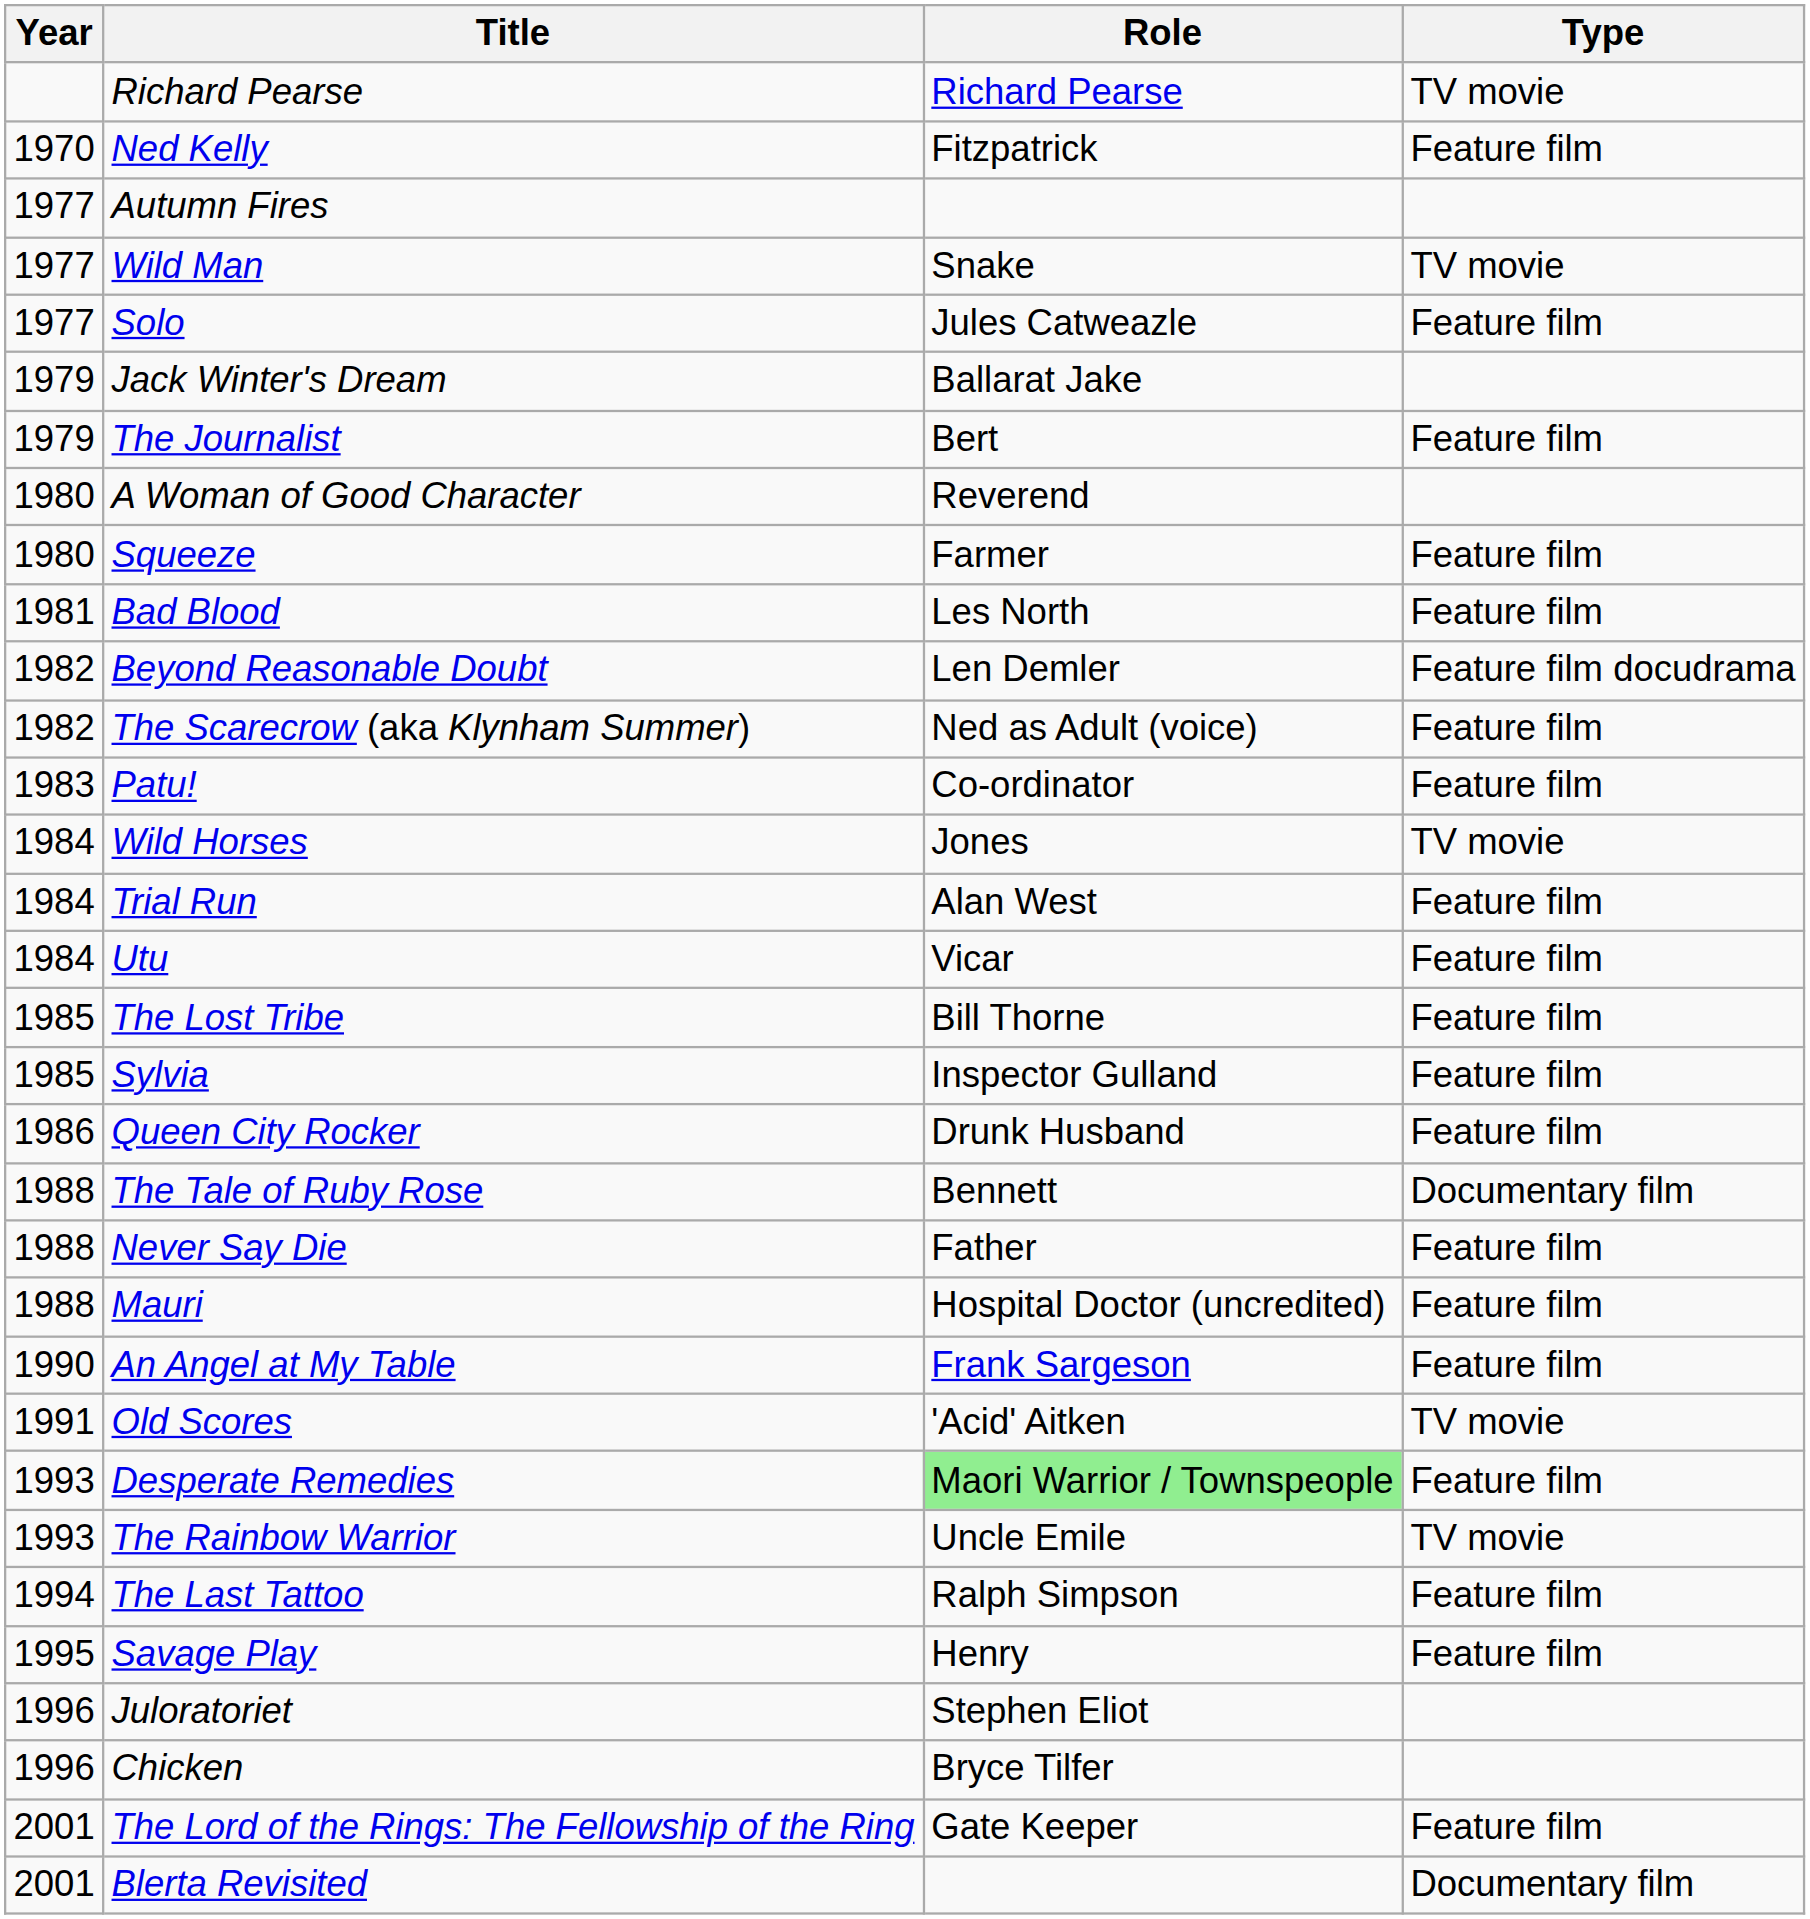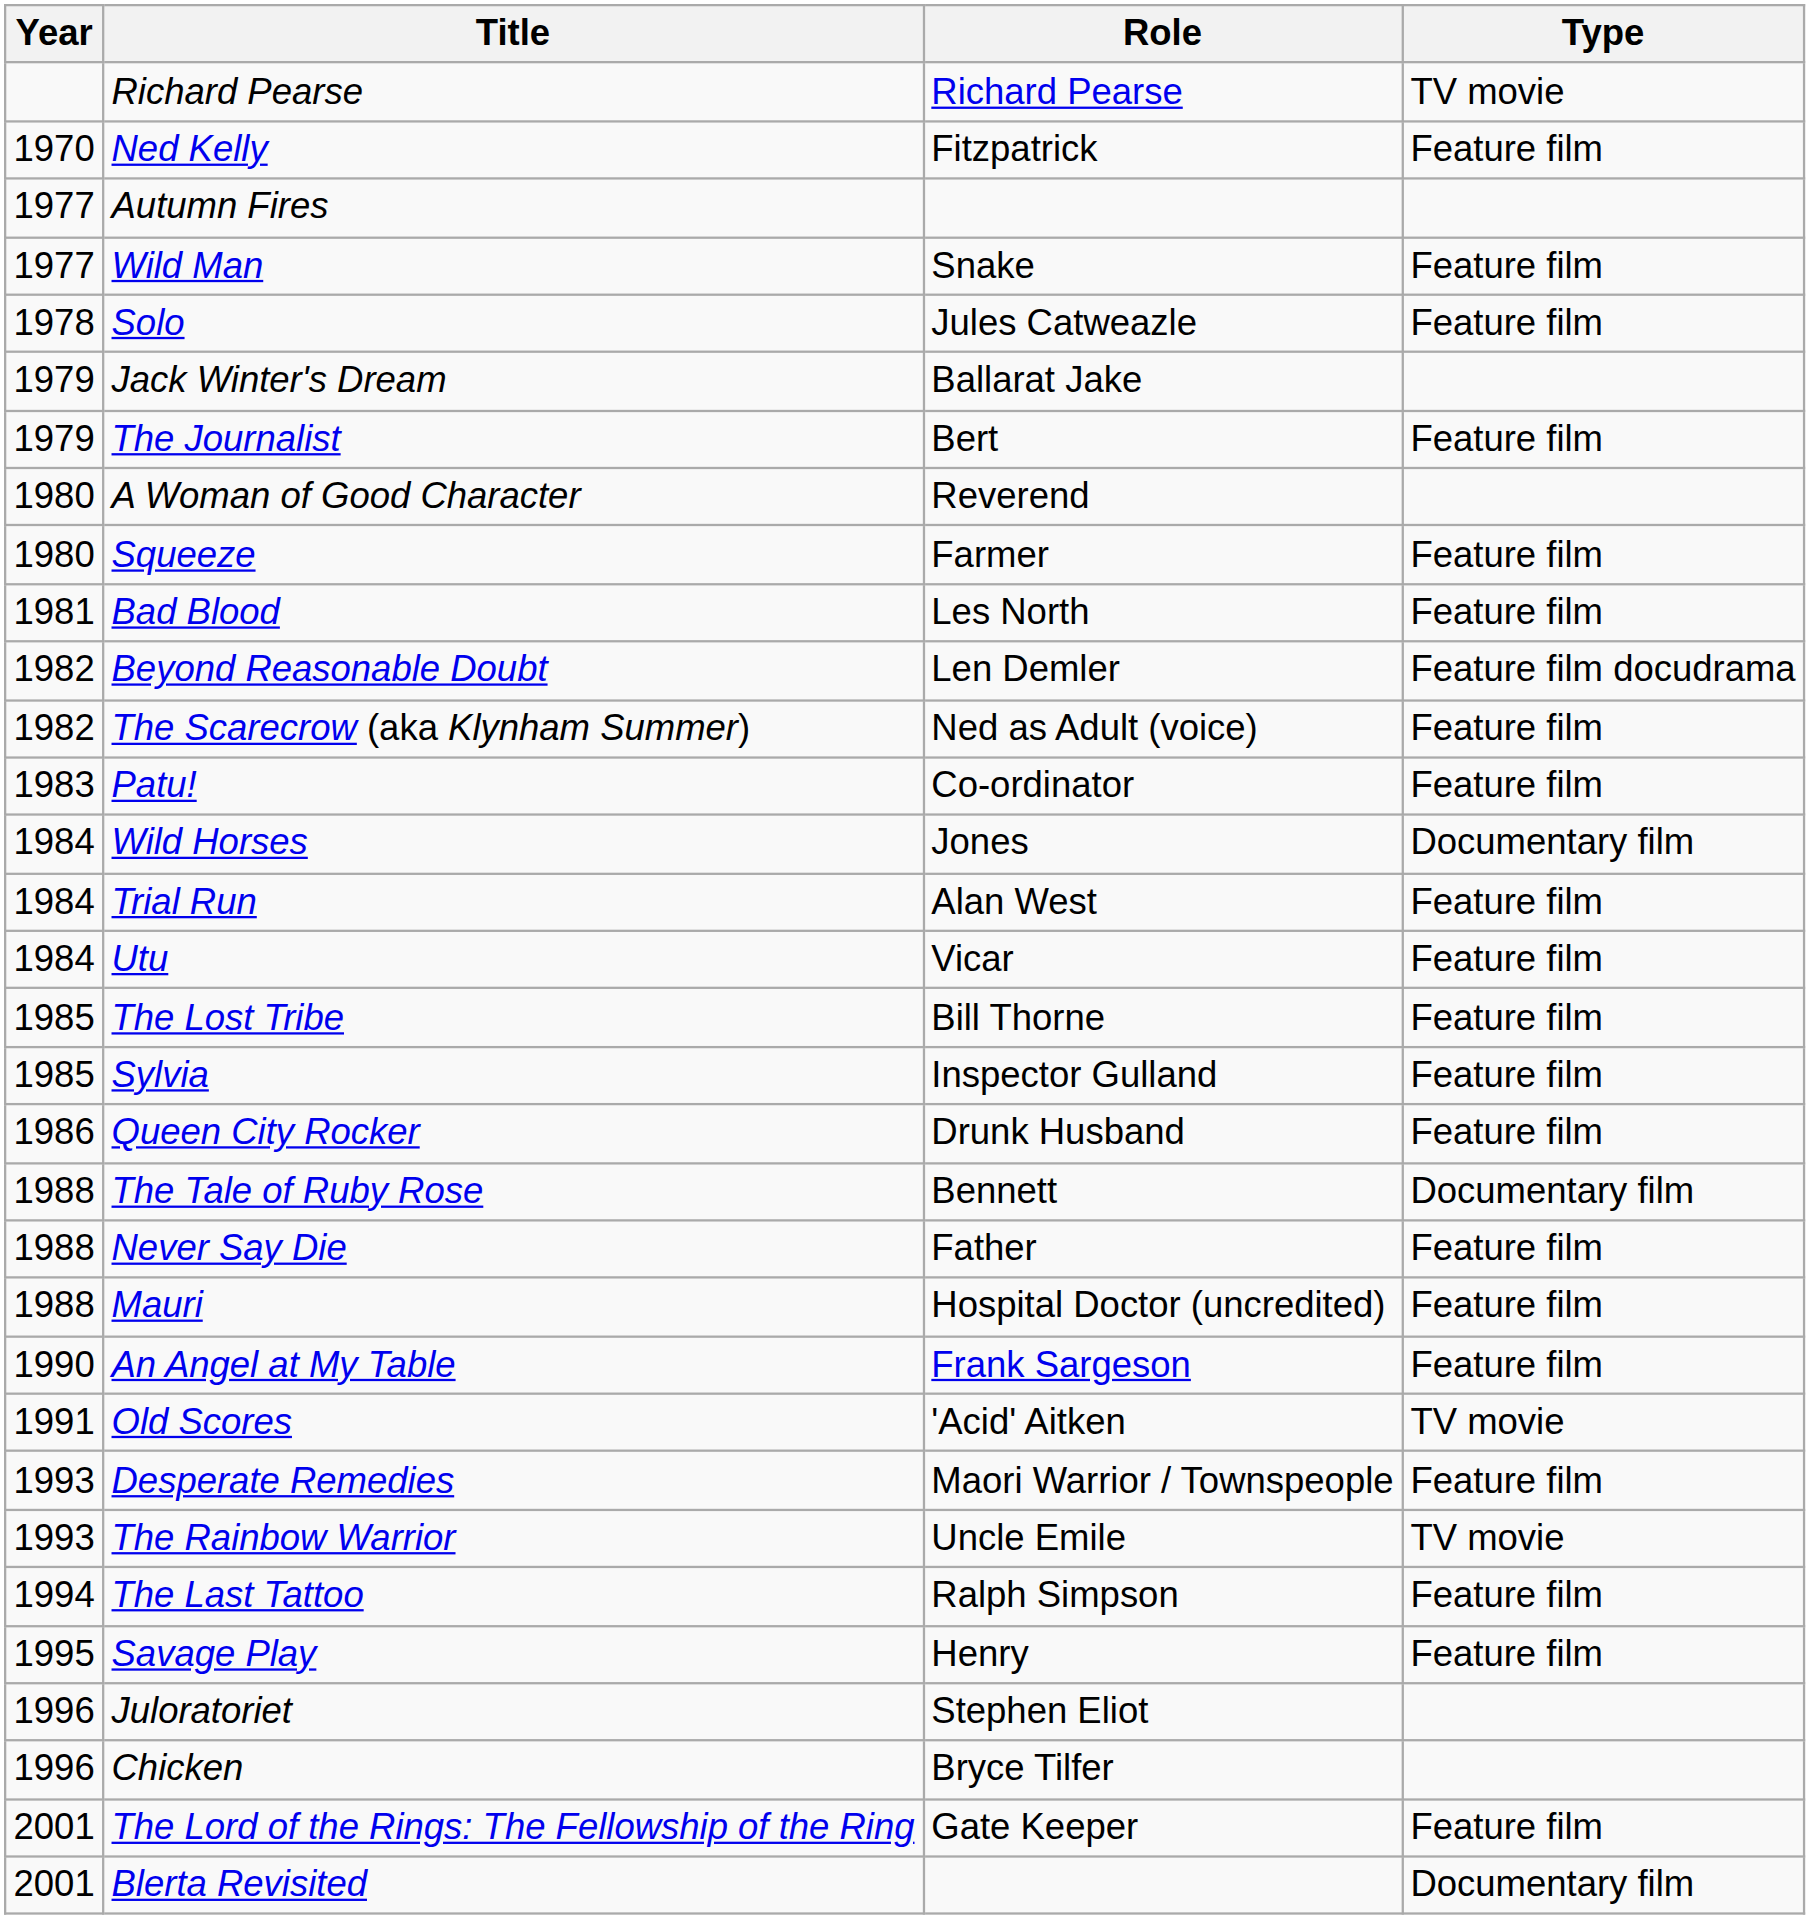(1487, 264) TV movie -> (1507, 264) Feature film
(54, 322) 1977 -> (54, 322) 1978
(1487, 843) TV movie -> (1552, 843) Documentary film
(1162, 1479) lightgreen background -> (1162, 1479) no background
